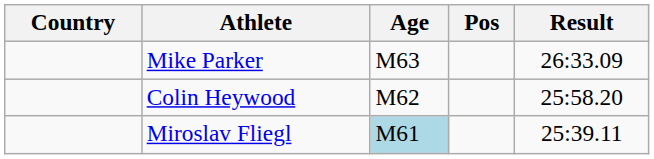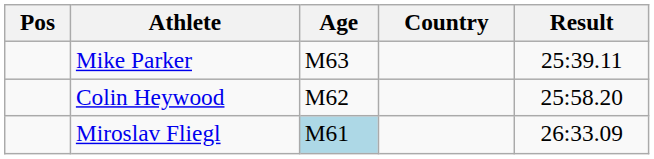columns swapped: (482, 23) <-> (73, 23)
(582, 60) 26:33.09 -> (582, 60) 25:39.11
(582, 134) 25:39.11 -> (582, 134) 26:33.09
